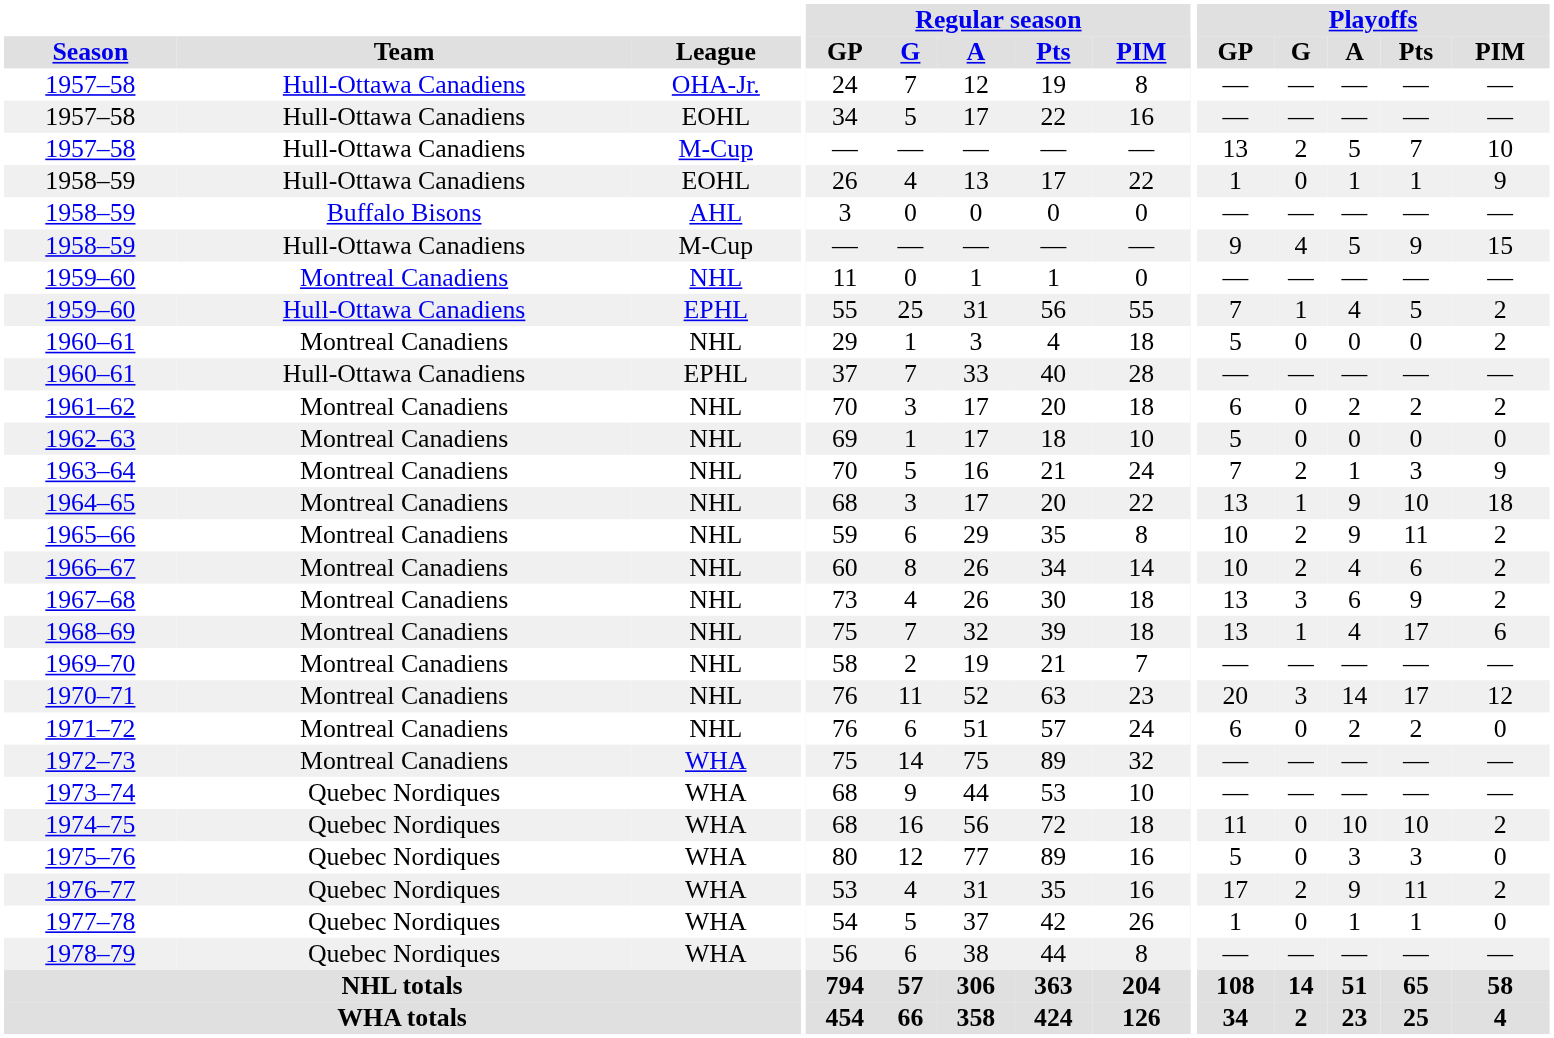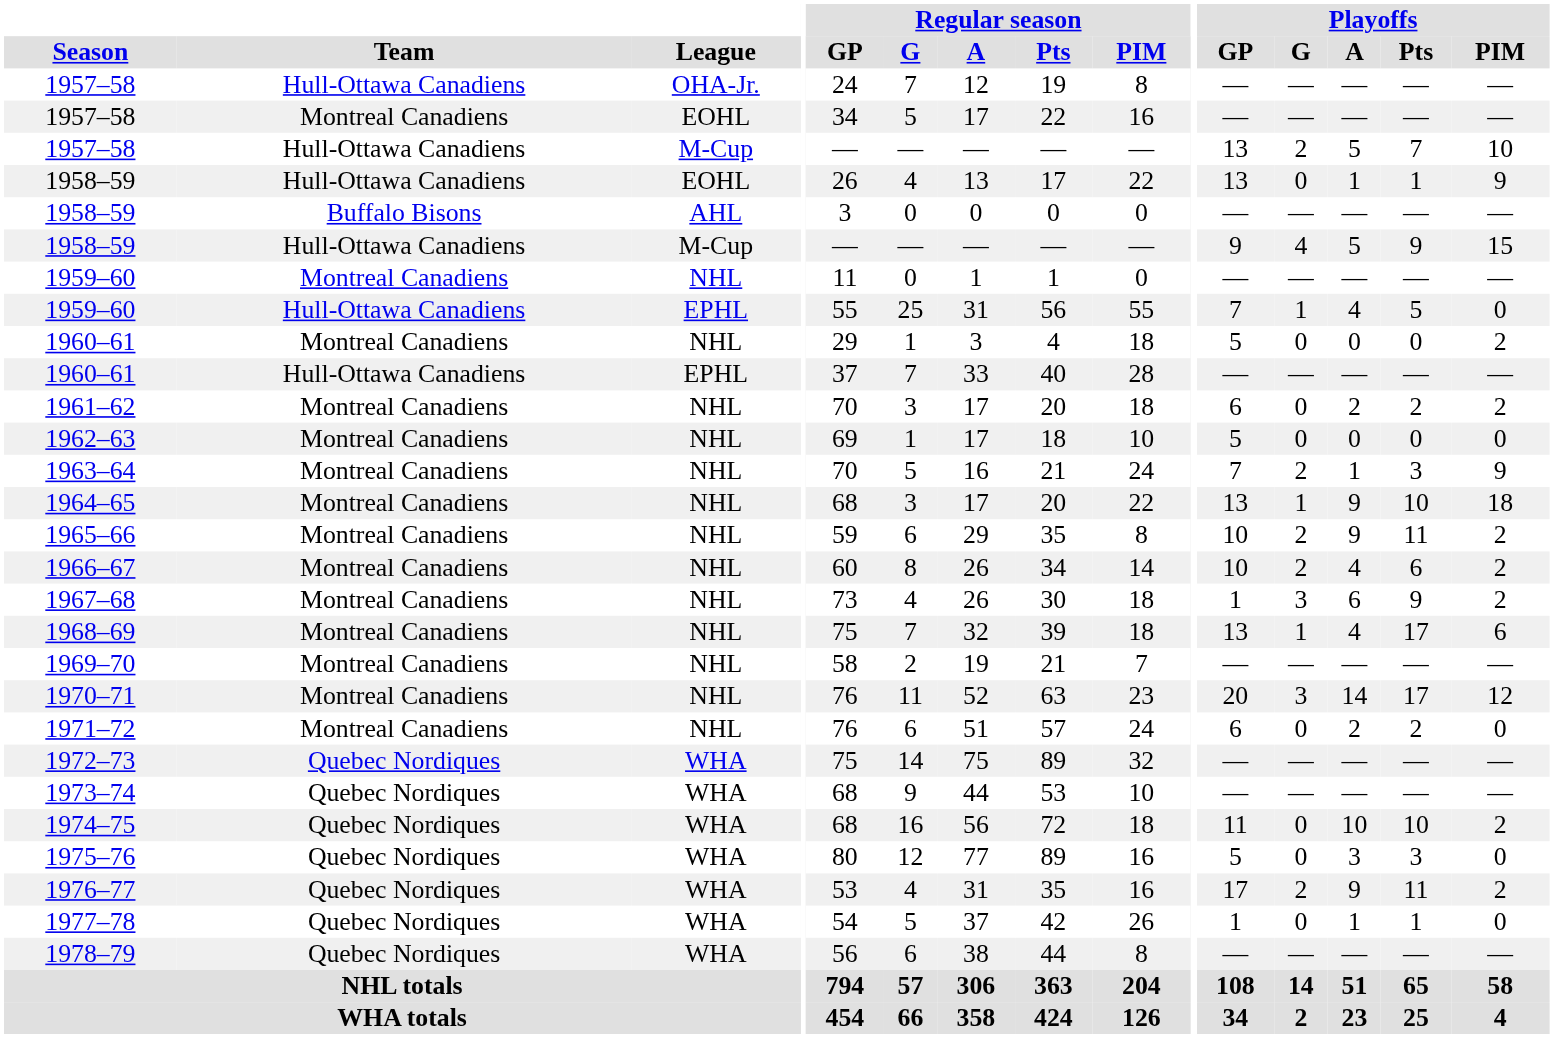(404, 116) Hull-Ottawa Canadiens -> (404, 116) Montreal Canadiens
(1235, 180) 1 -> (1235, 180) 13
(1500, 309) 2 -> (1500, 309) 0
(1235, 599) 13 -> (1235, 599) 1
(404, 760) Montreal Canadiens -> (404, 760) Quebec Nordiques
